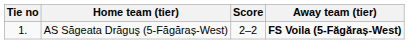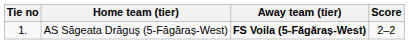columns swapped: (248, 13) <-> (335, 13)
